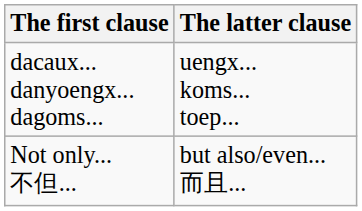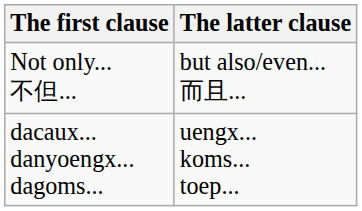rows swapped: (61, 168) <-> (72, 89)
